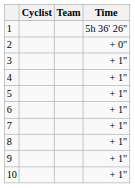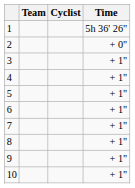columns swapped: (37, 12) <-> (69, 12)
